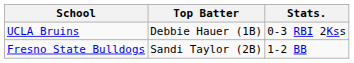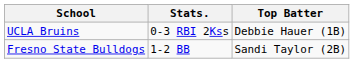columns swapped: (206, 13) <-> (307, 13)
